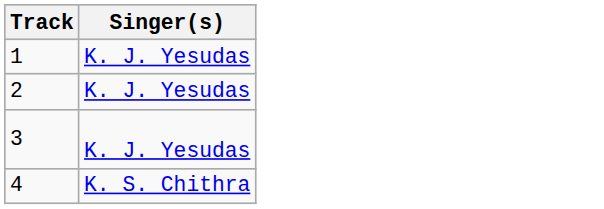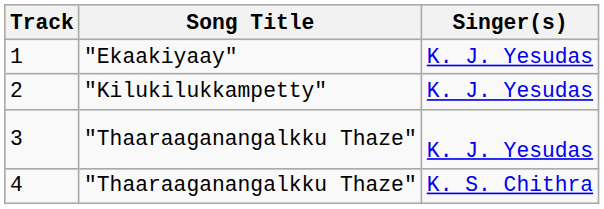+ column: (250, 22)
